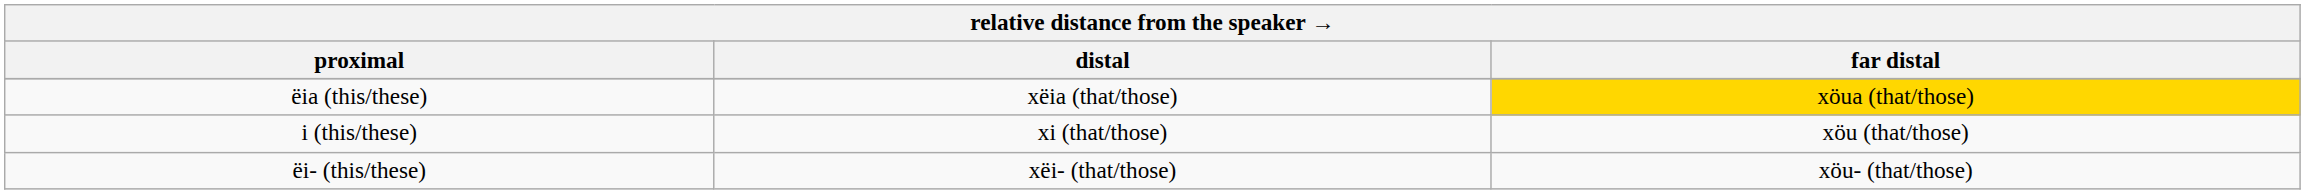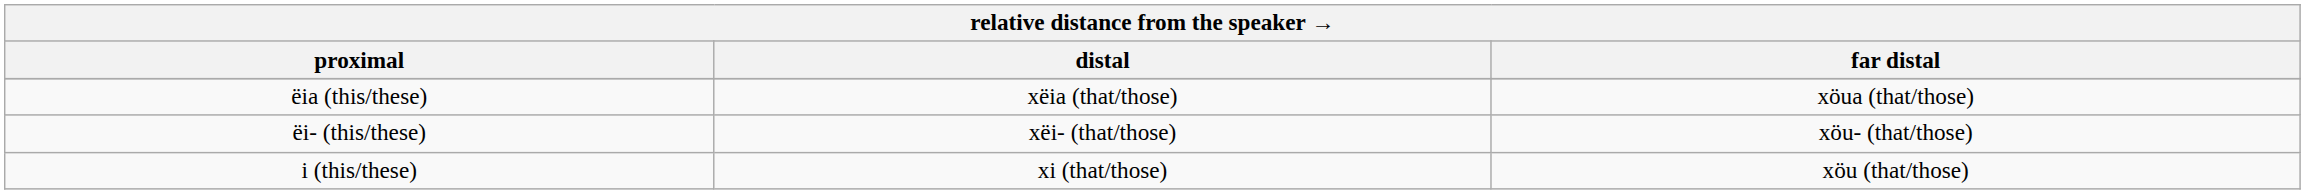(1896, 96) gold background -> (1896, 96) no background
rows swapped: (359, 170) <-> (359, 133)
